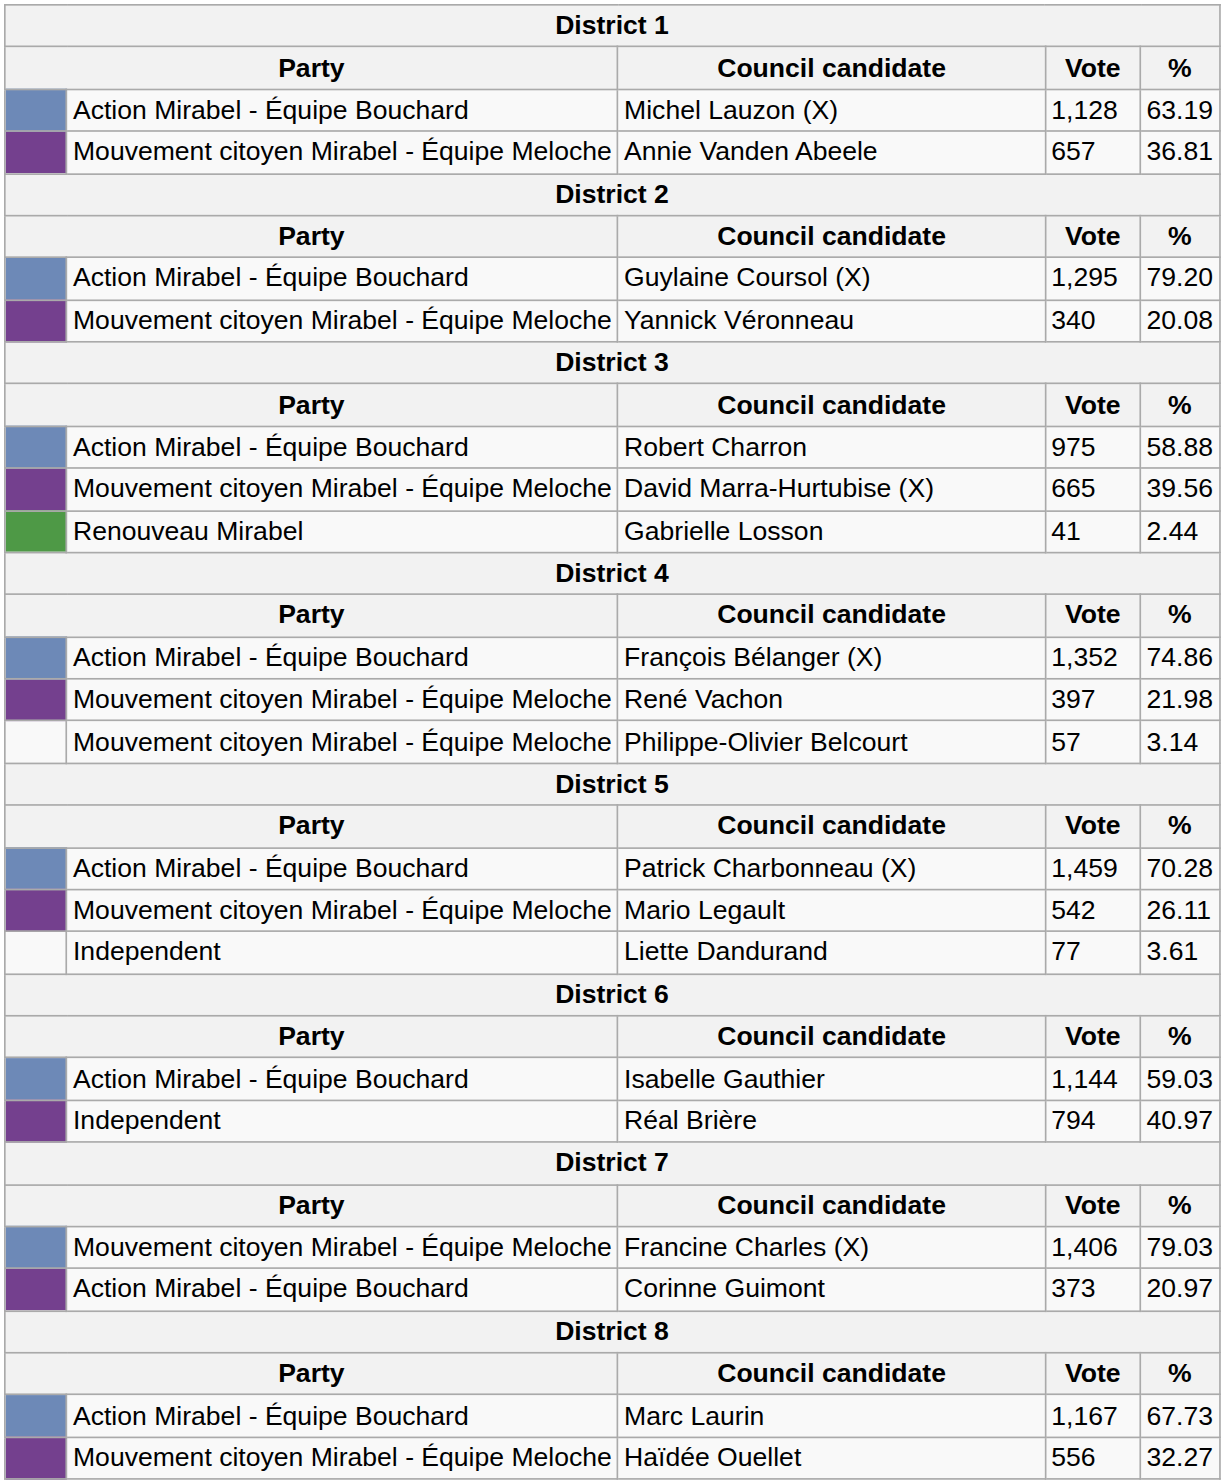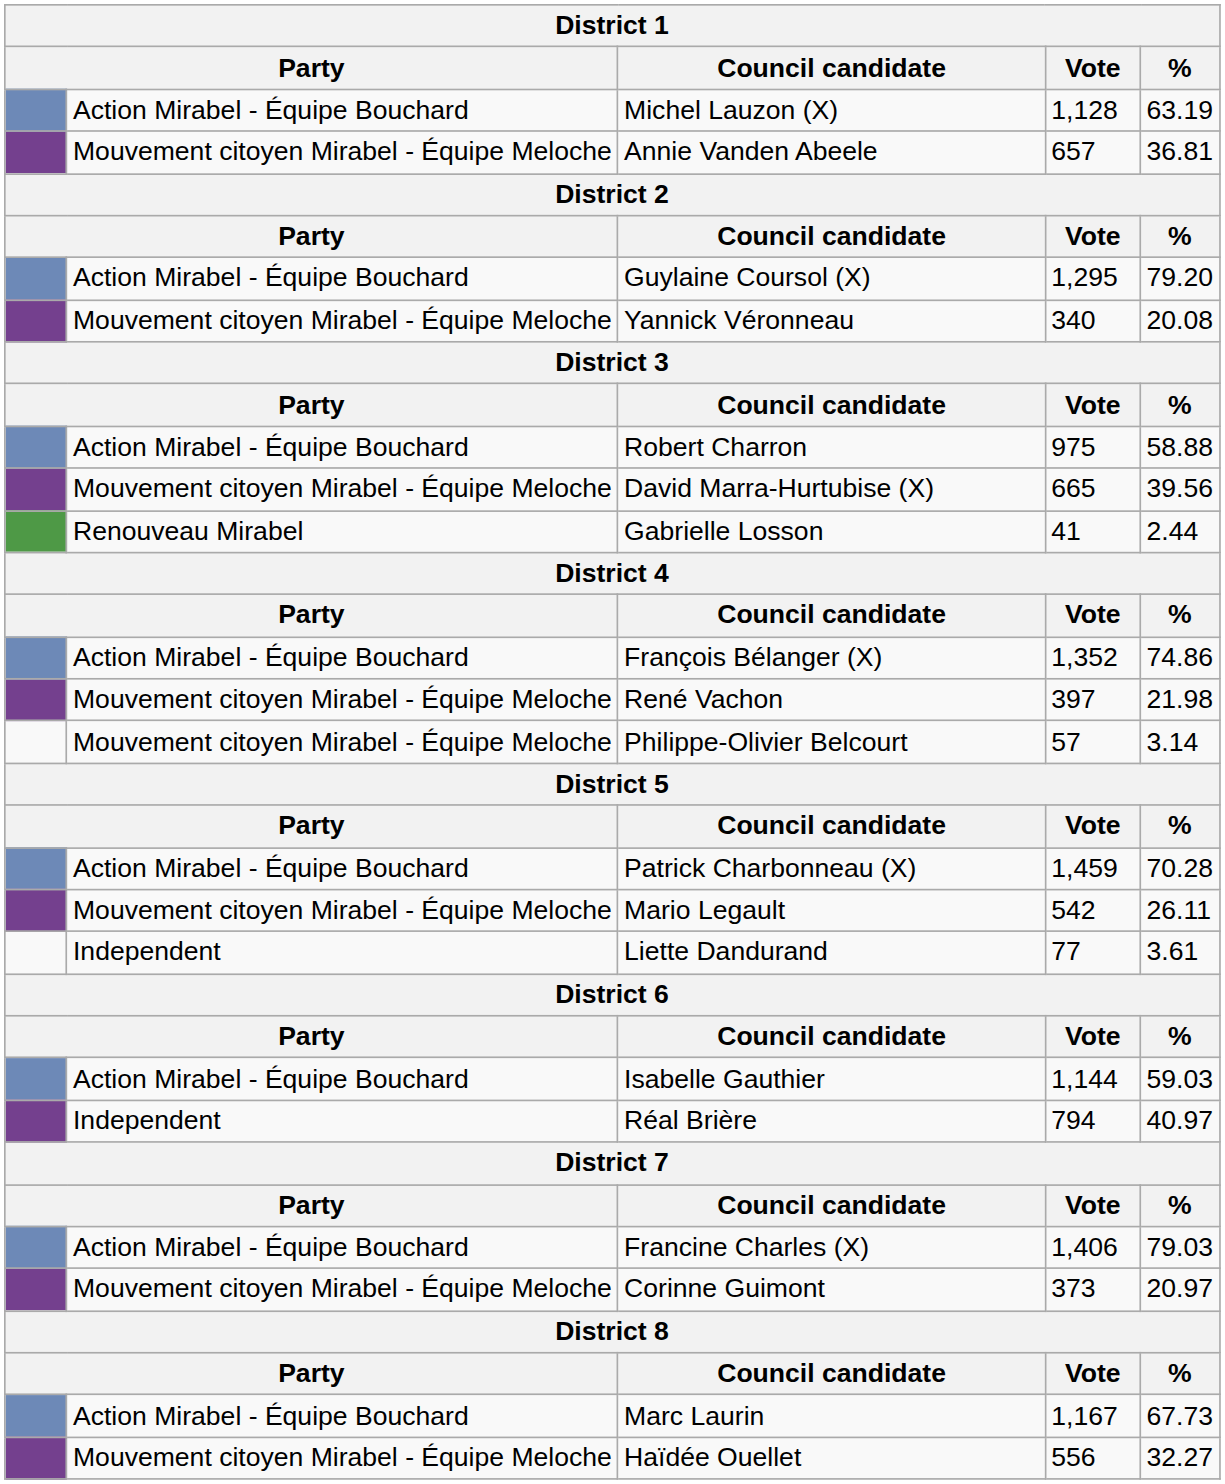(342, 1247) Mouvement citoyen Mirabel - Équipe Meloche -> (271, 1247) Action Mirabel - Équipe Bouchard
(271, 1289) Action Mirabel - Équipe Bouchard -> (342, 1289) Mouvement citoyen Mirabel - Équipe Meloche
